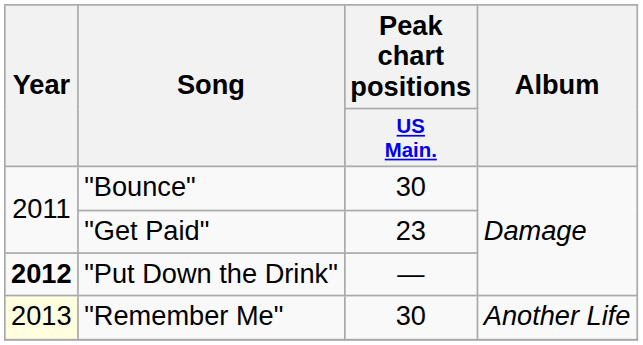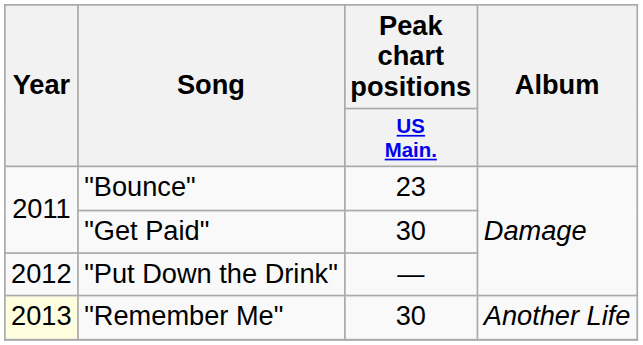(411, 187) 30 -> (411, 187) 23
(411, 230) 23 -> (411, 230) 30
(41, 274) bold -> (41, 274) normal
